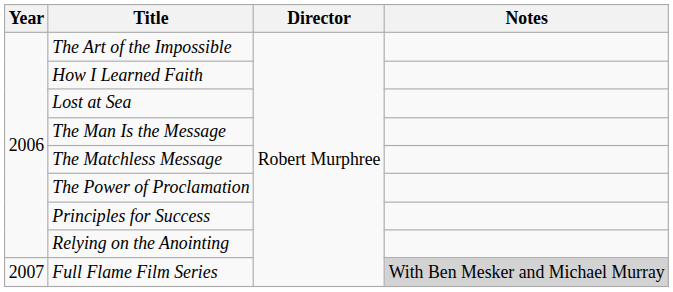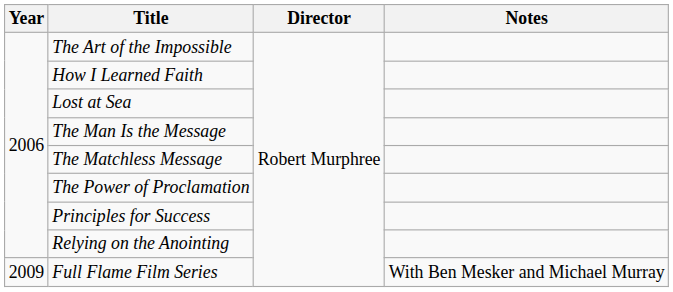(26, 272) 2007 -> (26, 272) 2009
(527, 272) lightgrey background -> (527, 272) no background
